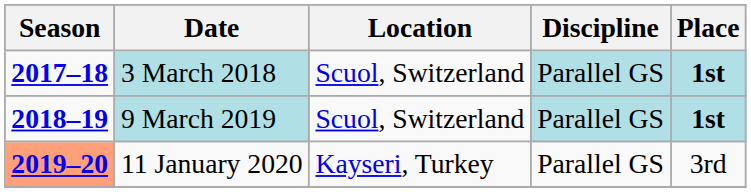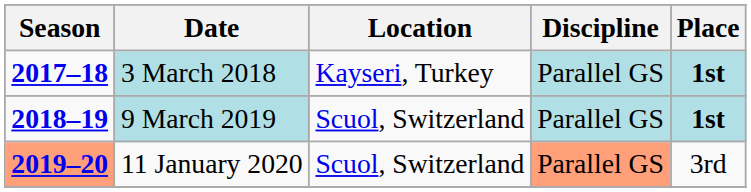(420, 73) Scuol, Switzerland -> (405, 73) Kayseri, Turkey
(405, 164) Kayseri, Turkey -> (420, 164) Scuol, Switzerland
(601, 164) no background -> (601, 164) lightsalmon background
